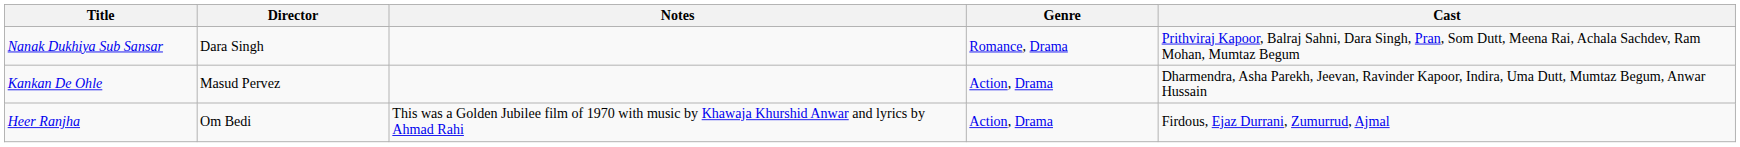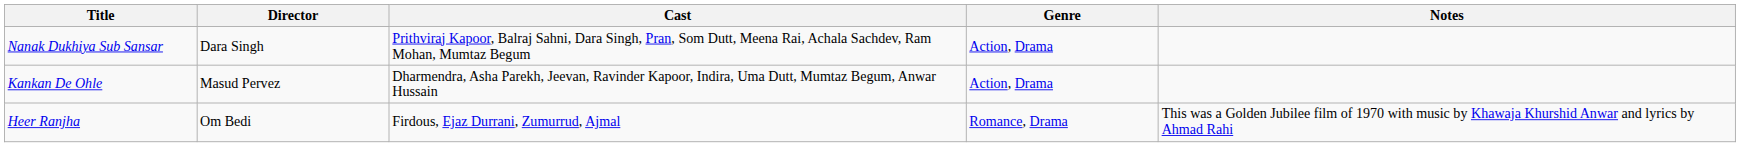columns swapped: (1447, 15) <-> (678, 15)
(1019, 45) Romance, Drama -> (1011, 45) Action, Drama
(1011, 122) Action, Drama -> (1019, 122) Romance, Drama
